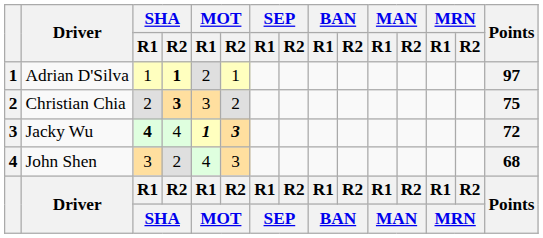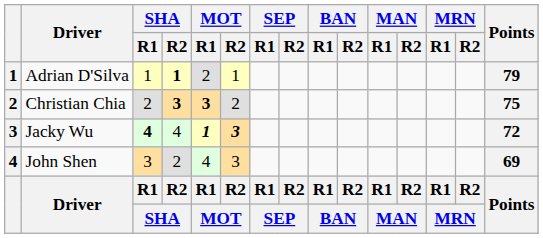(512, 75) 97 -> (512, 75) 79
(206, 103) normal -> (206, 103) bold
(512, 160) 68 -> (512, 160) 69
